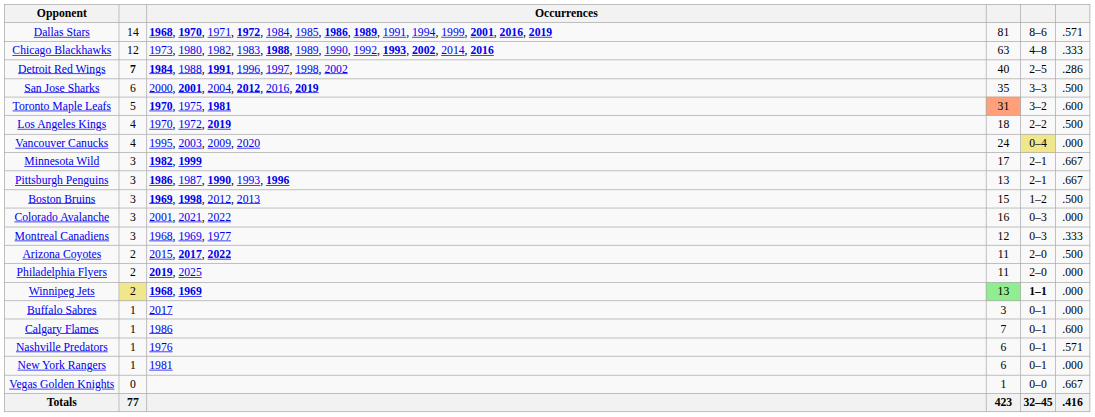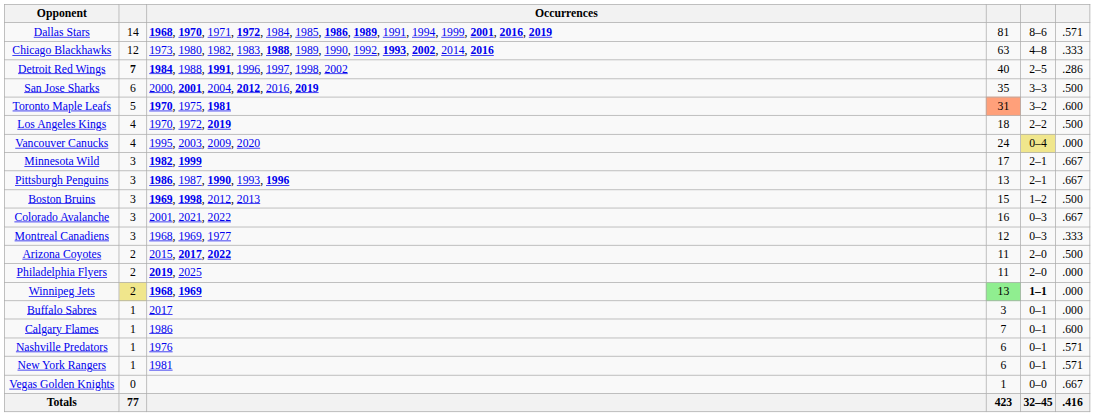(1073, 217) .000 -> (1073, 217) .667
(1073, 365) .000 -> (1073, 365) .571
